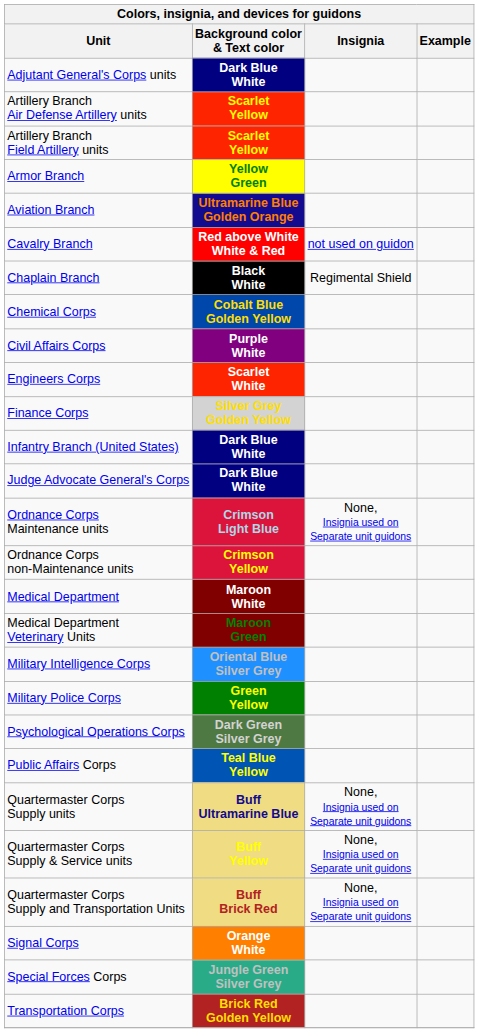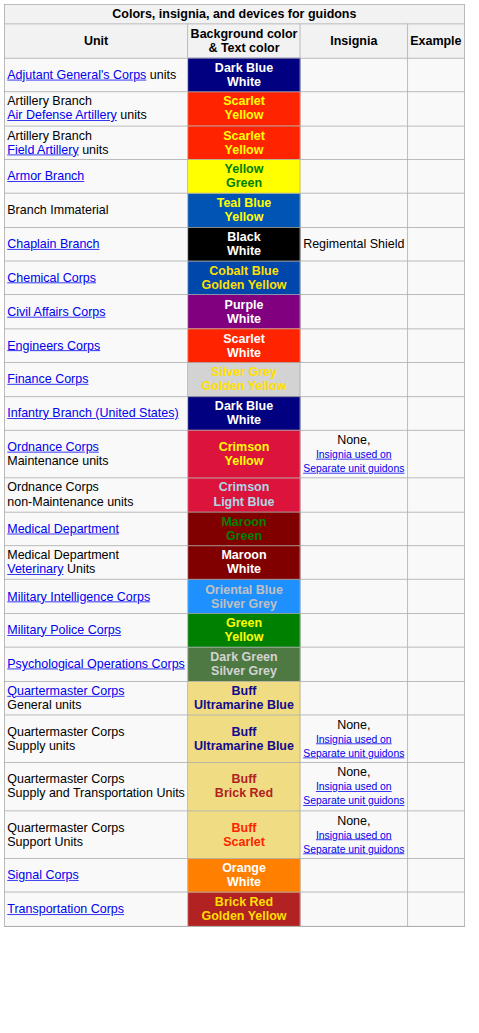- row: (51, 210)
+ row: (58, 210)
- row: (50, 244)
- row: (98, 481)
(248, 521) Crimson Light Blue -> (244, 454) Crimson Yellow
(248, 562) Crimson Yellow -> (244, 495) Crimson Light Blue
(248, 596) Maroon White -> (244, 528) Maroon Green
(248, 630) Maroon Green -> (244, 562) Maroon White
- row: (62, 765)
+ row: (66, 698)
- row: (70, 854)
+ row: (66, 834)
- row: (67, 977)
